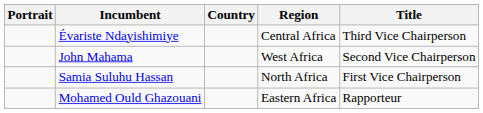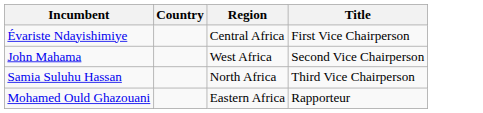- column: (30, 14)
(404, 35) Third Vice Chairperson -> (350, 35) First Vice Chairperson
(402, 77) First Vice Chairperson -> (353, 77) Third Vice Chairperson
